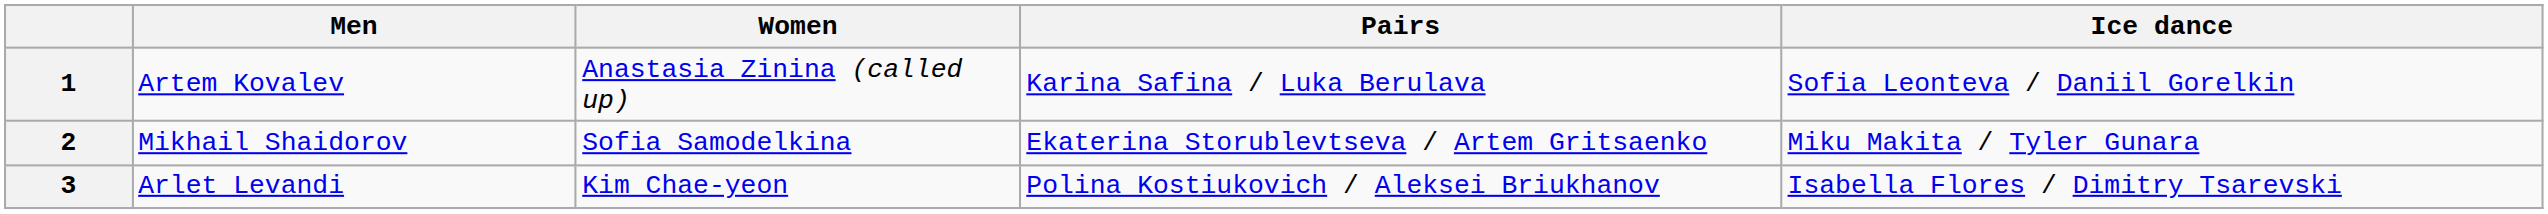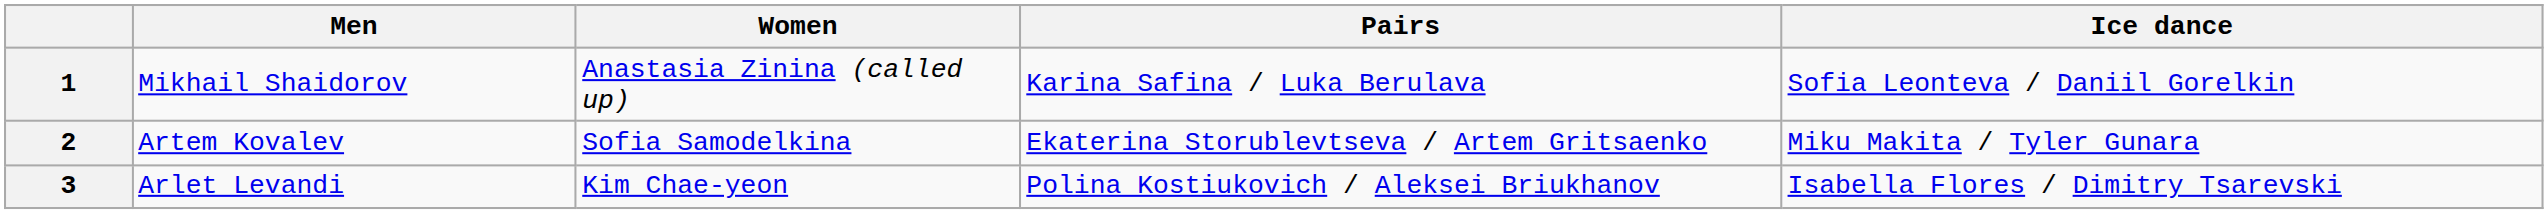(241, 85) Artem Kovalev -> (273, 85) Mikhail Shaidorov
(273, 143) Mikhail Shaidorov -> (241, 143) Artem Kovalev
